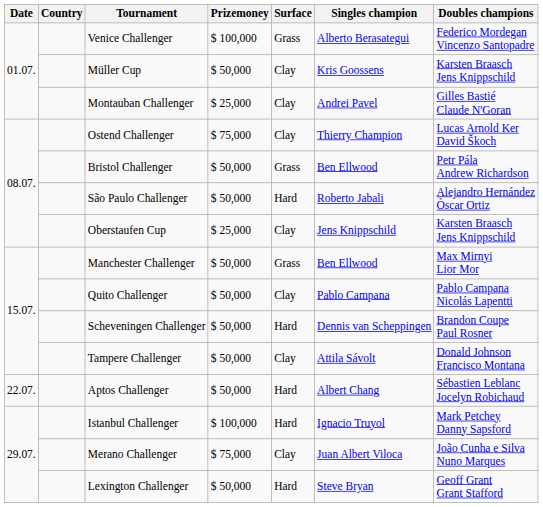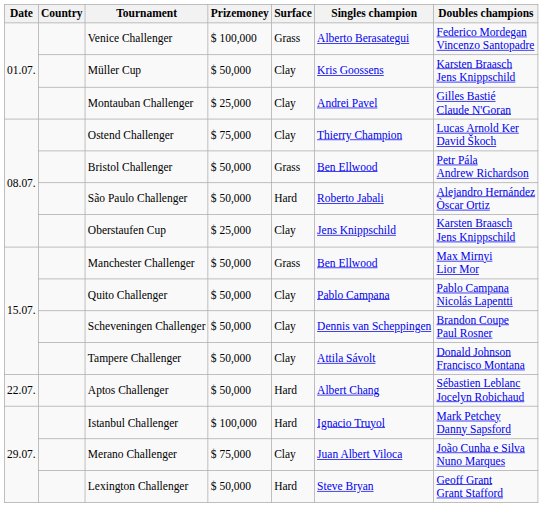(286, 326) Hard -> (285, 326) Clay
